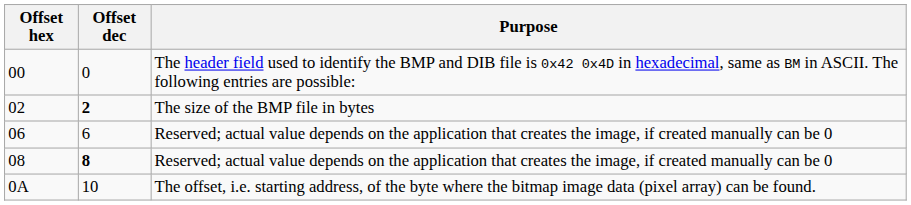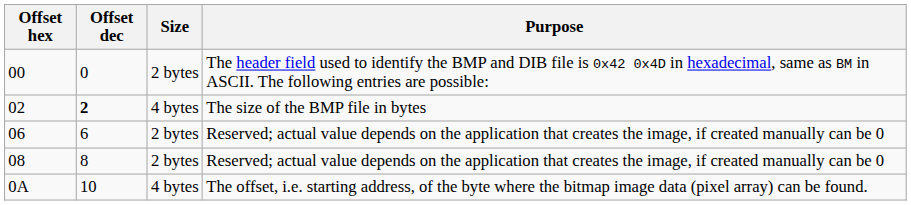+ column: (175, 27)
(86, 160) bold -> (84, 160) normal
